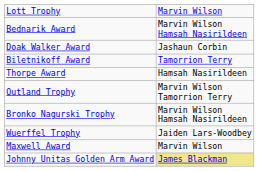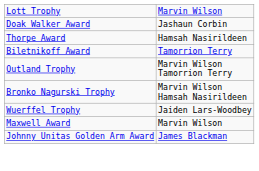- row: (41, 29)
rows swapped: (48, 60) <-> (36, 74)
(193, 159) khaki background -> (193, 137) no background
